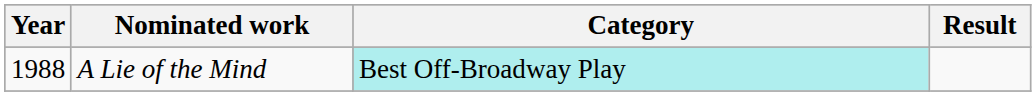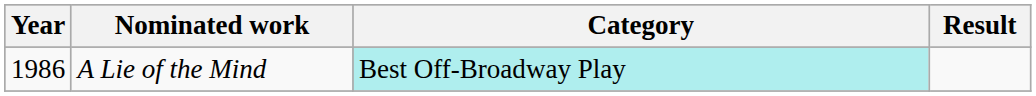(38, 68) 1988 -> (38, 68) 1986
